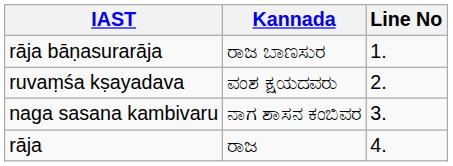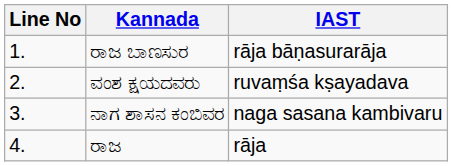columns swapped: (406, 20) <-> (114, 20)
